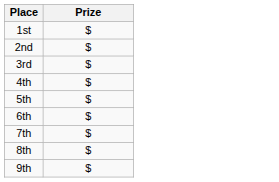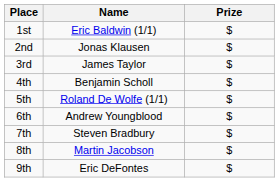+ column: (114, 13)
